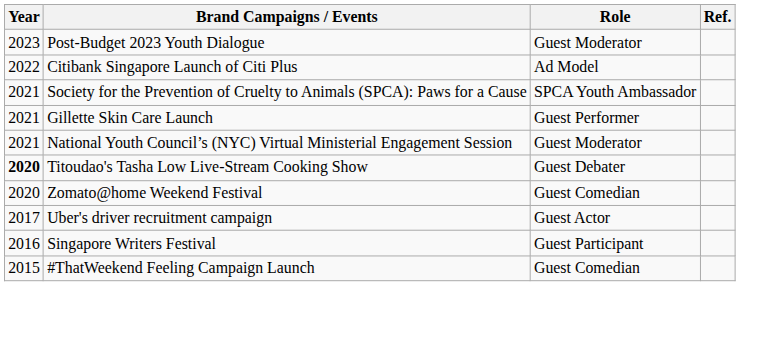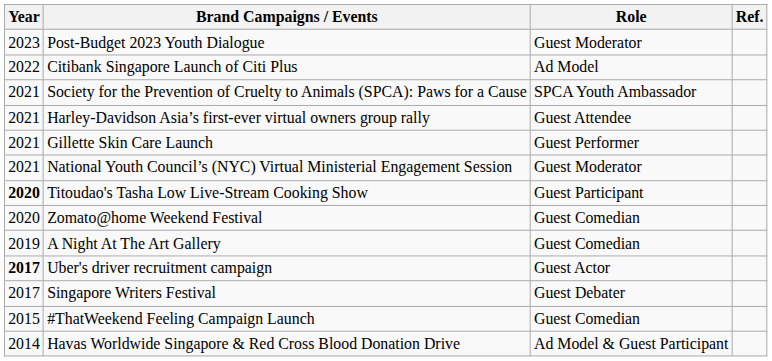+ row: (238, 117)
(579, 167) Guest Debater -> (589, 192) Guest Participant
+ row: (134, 243)
(24, 218) normal -> (24, 268) bold
(24, 243) 2016 -> (24, 293) 2017
(589, 243) Guest Participant -> (579, 293) Guest Debater
+ row: (254, 343)
